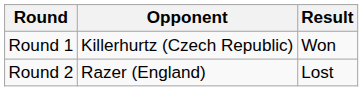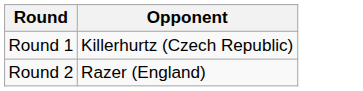- column: (327, 18)
